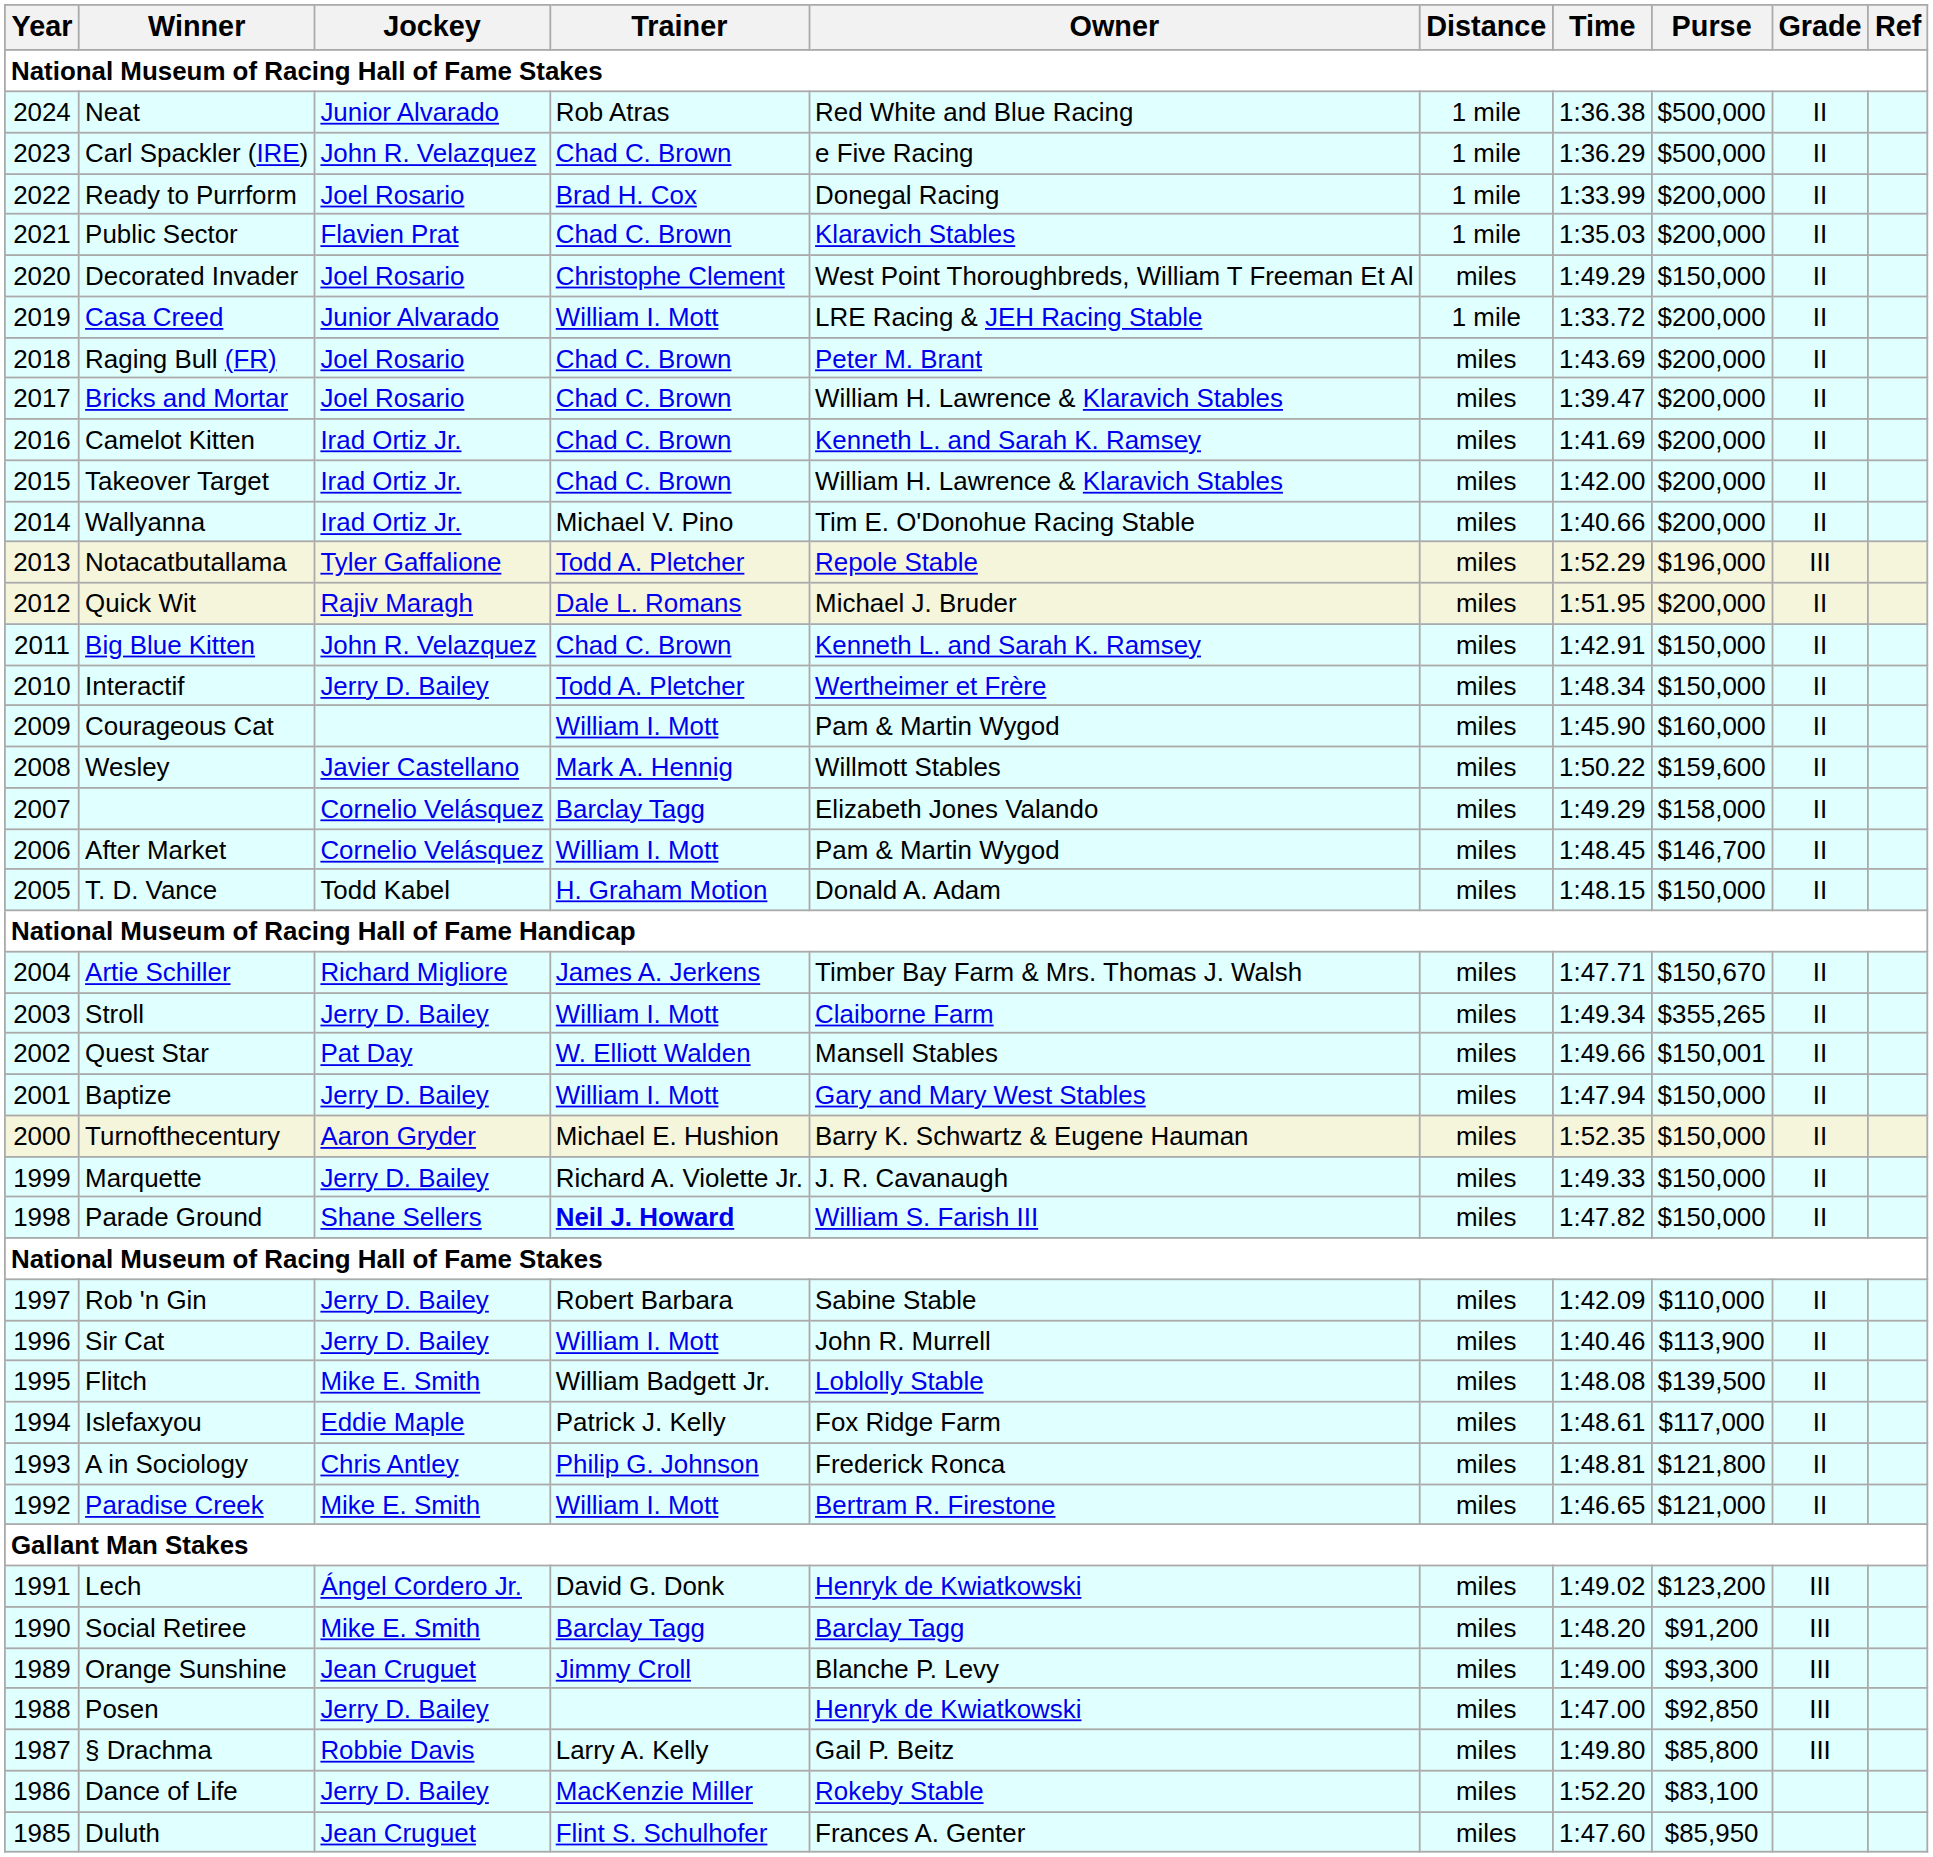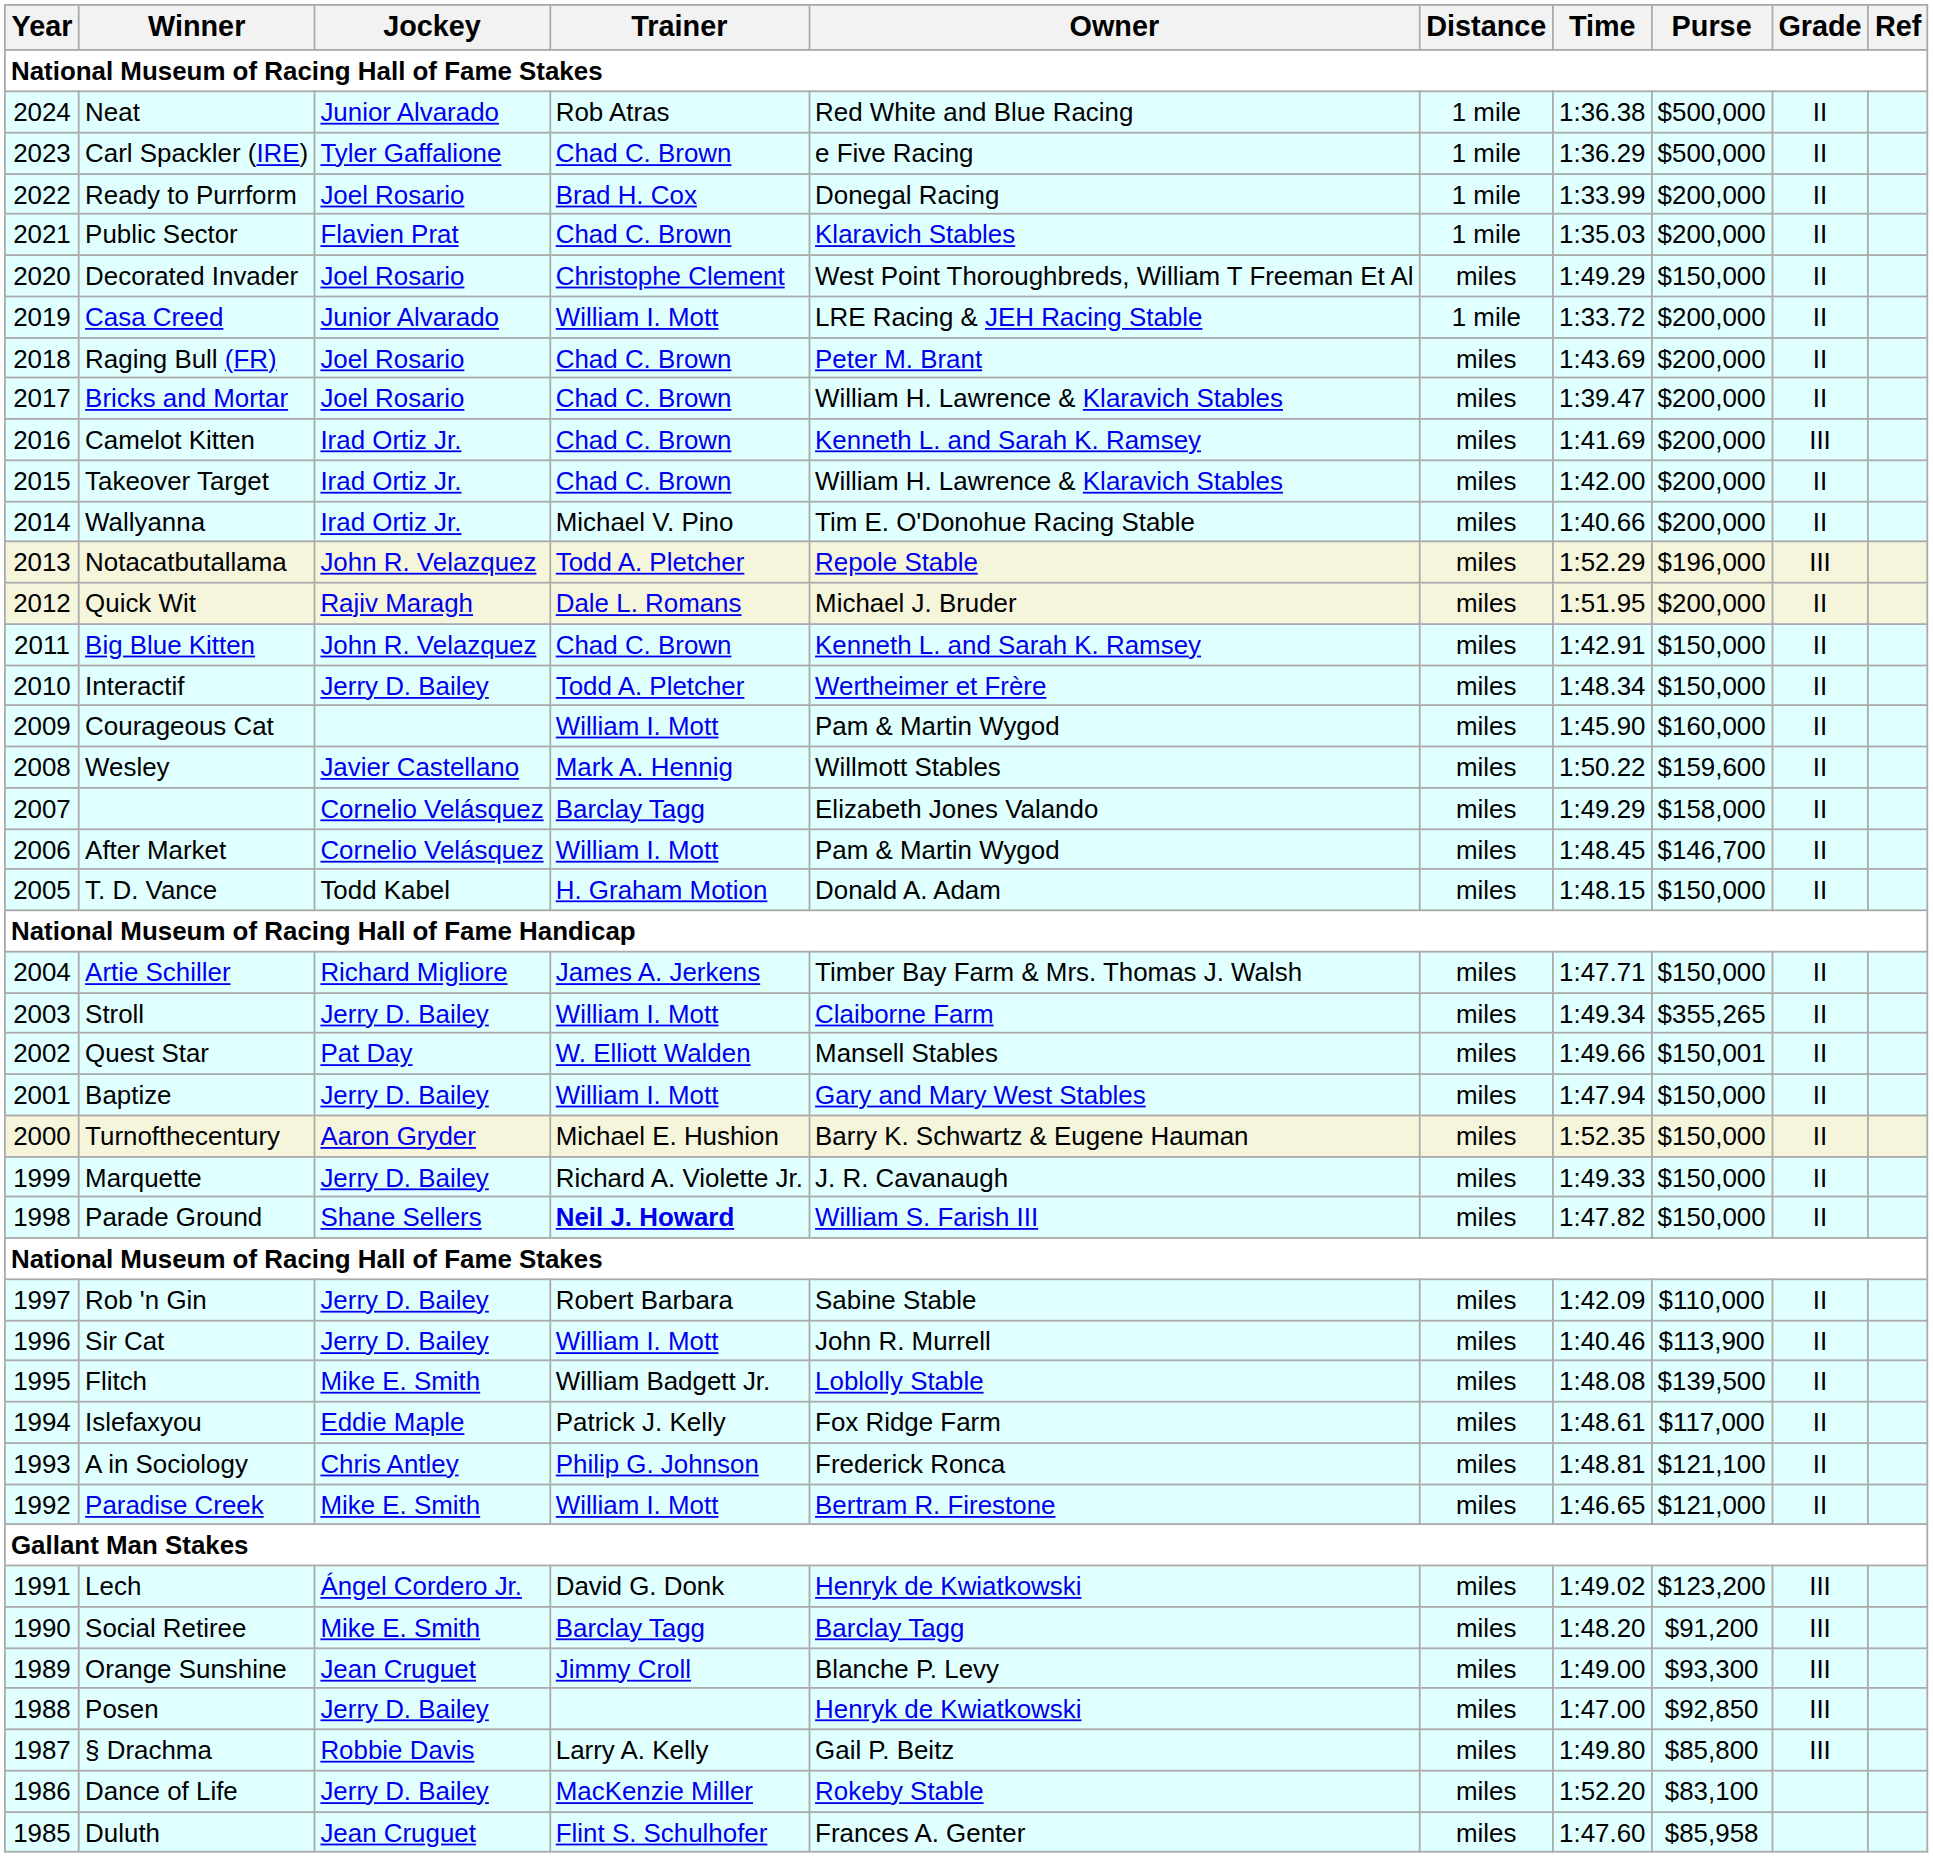(428, 153) John R. Velazquez -> (411, 153) Tyler Gaffalione
(1820, 440) II -> (1820, 440) III
(411, 562) Tyler Gaffalione -> (428, 562) John R. Velazquez
(1712, 972) $150,670 -> (1712, 972) $150,000
(1712, 1463) $121,800 -> (1712, 1463) $121,100
(1712, 1832) $85,950 -> (1712, 1832) $85,958
